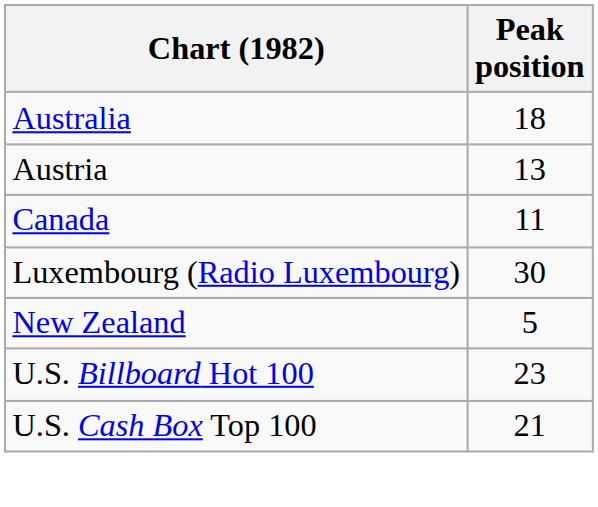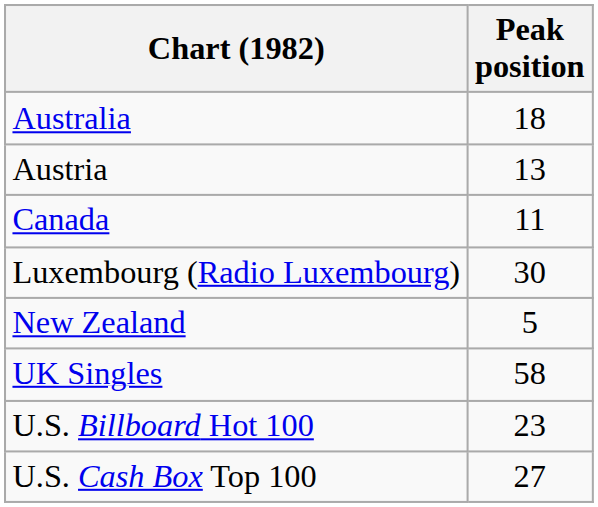+ row: (87, 374)
(530, 425) 21 -> (530, 476) 27
